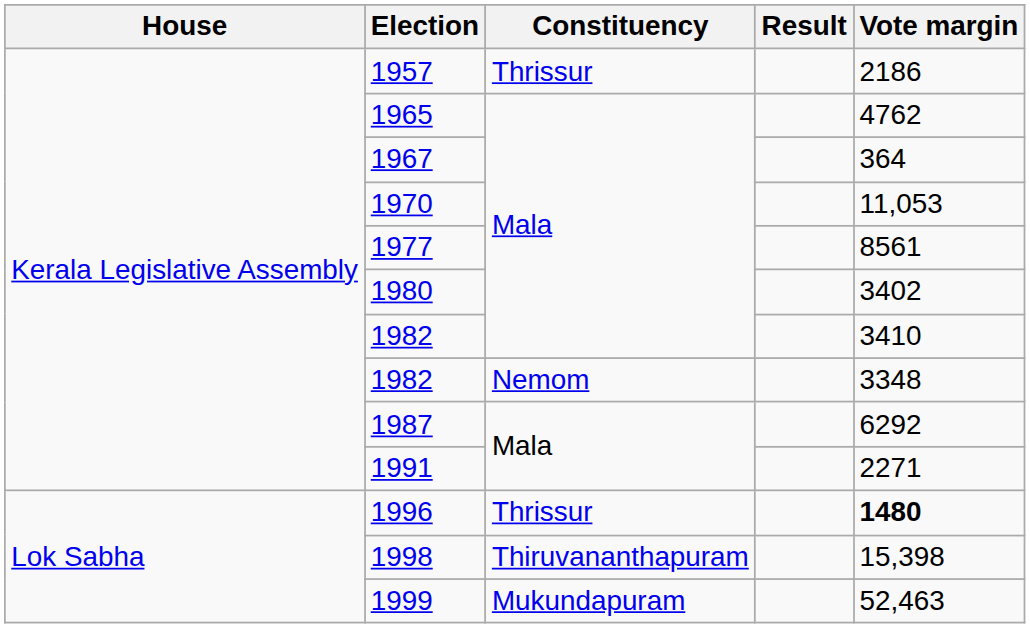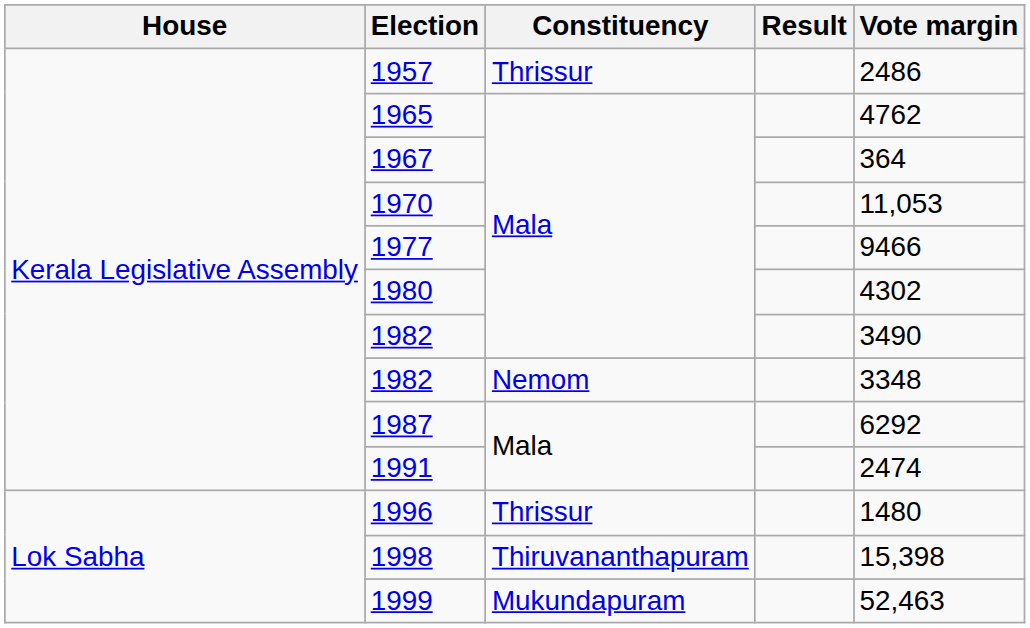(891, 70) 2186 -> (891, 70) 2486
(891, 247) 8561 -> (891, 247) 9466
(891, 291) 3402 -> (891, 291) 4302
(891, 335) 3410 -> (891, 335) 3490
(891, 468) 2271 -> (891, 468) 2474
(891, 512) bold -> (891, 512) normal
